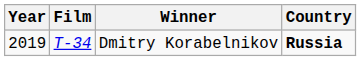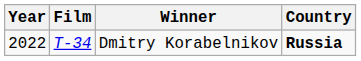(27, 43) 2019 -> (27, 43) 2022
